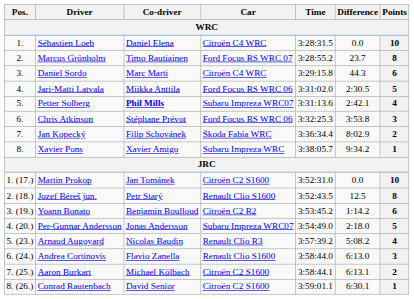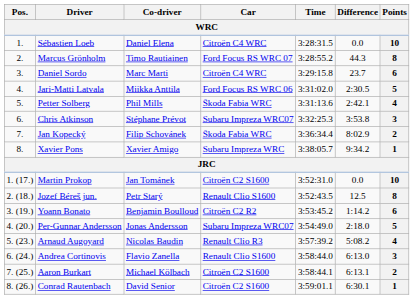(358, 58) 23.7 -> (358, 58) 44.3
(358, 73) 44.3 -> (358, 73) 23.7
(145, 104) bold -> (144, 104) normal
(248, 104) Subaru Impreza WRC07 -> (237, 104) Škoda Fabia WRC
(248, 119) Ford Focus RS WRC 06 -> (248, 119) Subaru Impreza WRC07
